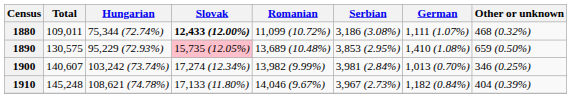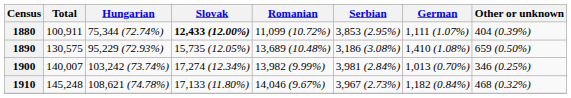(64, 31) 109,011 -> (64, 31) 100,911
(368, 31) 3,186 (3.08%) -> (368, 31) 3,853 (2.95%)
(503, 31) 468 (0.32%) -> (503, 31) 404 (0.39%)
(212, 48) pink background -> (212, 48) no background
(368, 48) 3,853 (2.95%) -> (368, 48) 3,186 (3.08%)
(65, 66) 140,607 -> (65, 66) 140,007
(503, 84) 404 (0.39%) -> (503, 84) 468 (0.32%)
